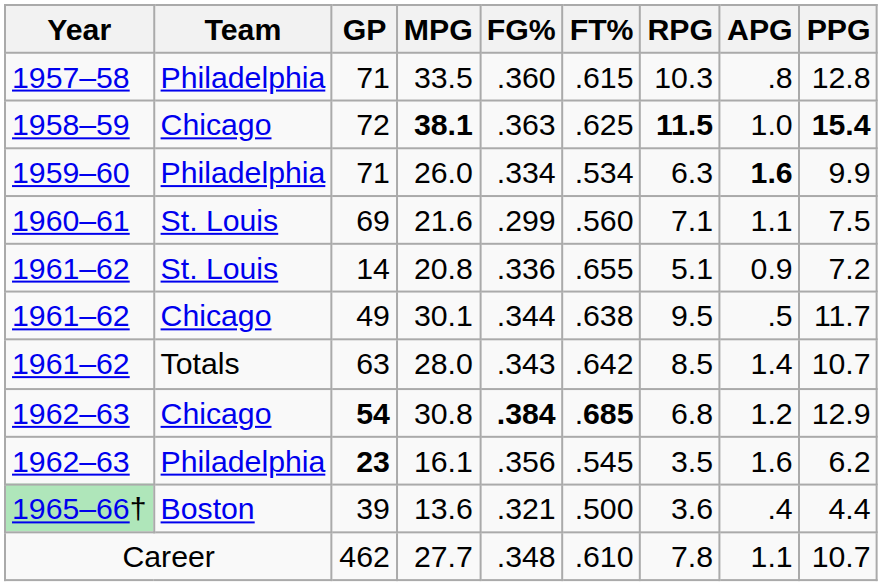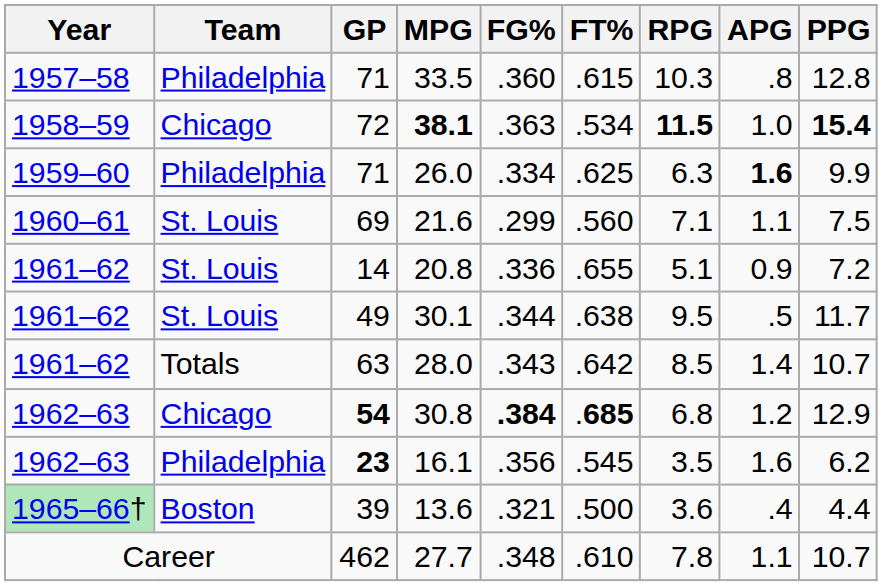(604, 125) .625 -> (604, 125) .534
(604, 173) .534 -> (604, 173) .625
(216, 316) Chicago -> (219, 316) St. Louis
